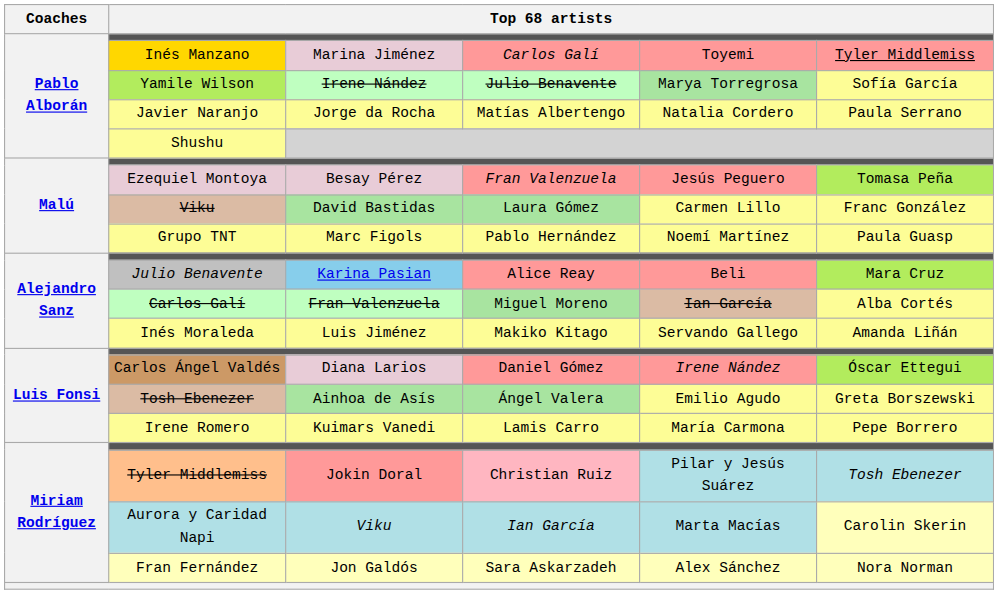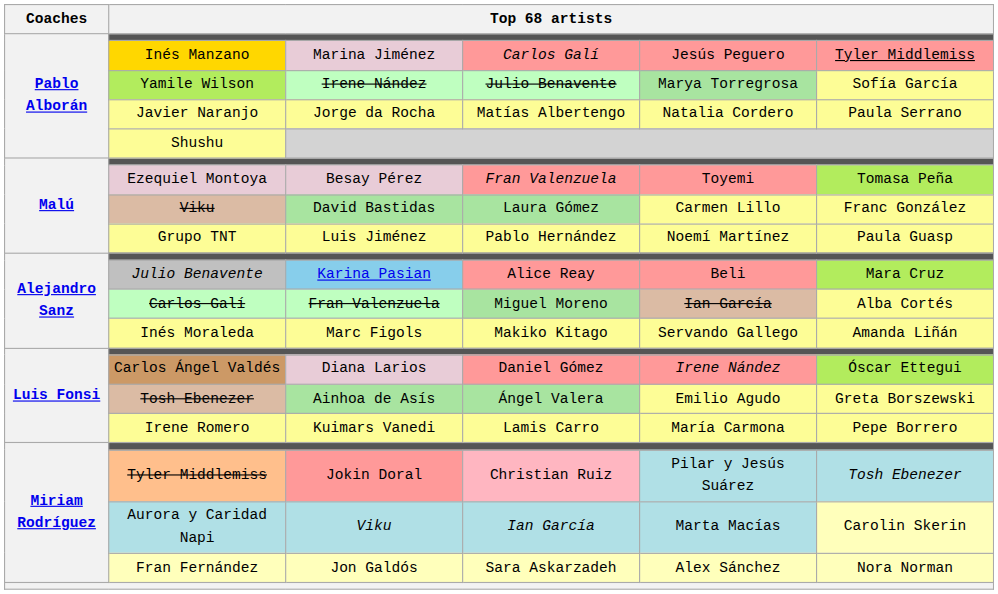(728, 55) Toyemi -> (728, 55) Jesús Peguero
(728, 179) Jesús Peguero -> (728, 179) Toyemi
(374, 238) Marc Figols -> (374, 238) Luis Jiménez
(374, 333) Luis Jiménez -> (374, 333) Marc Figols
